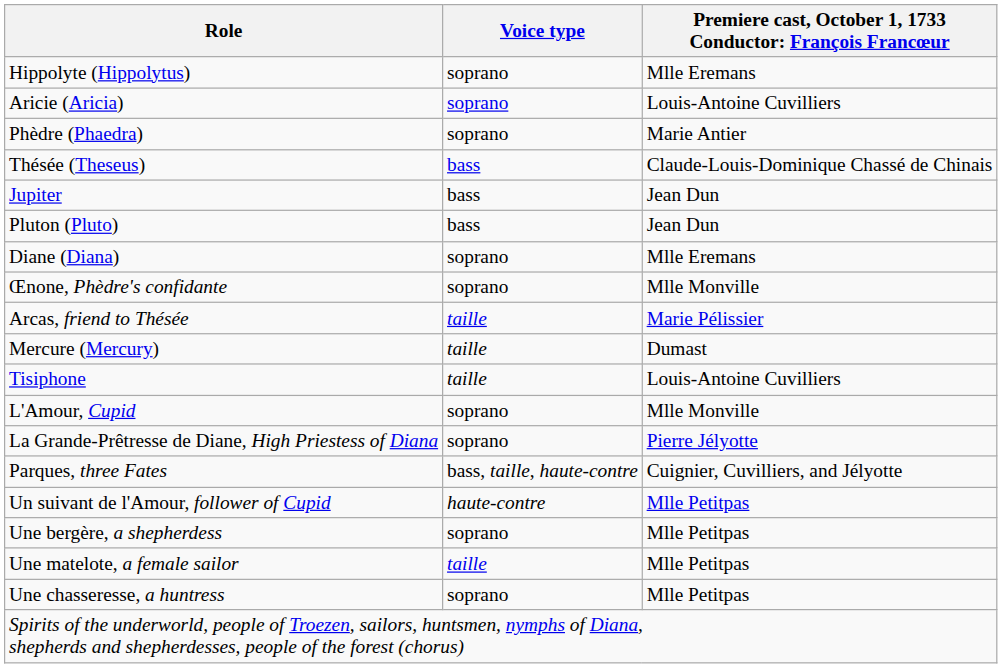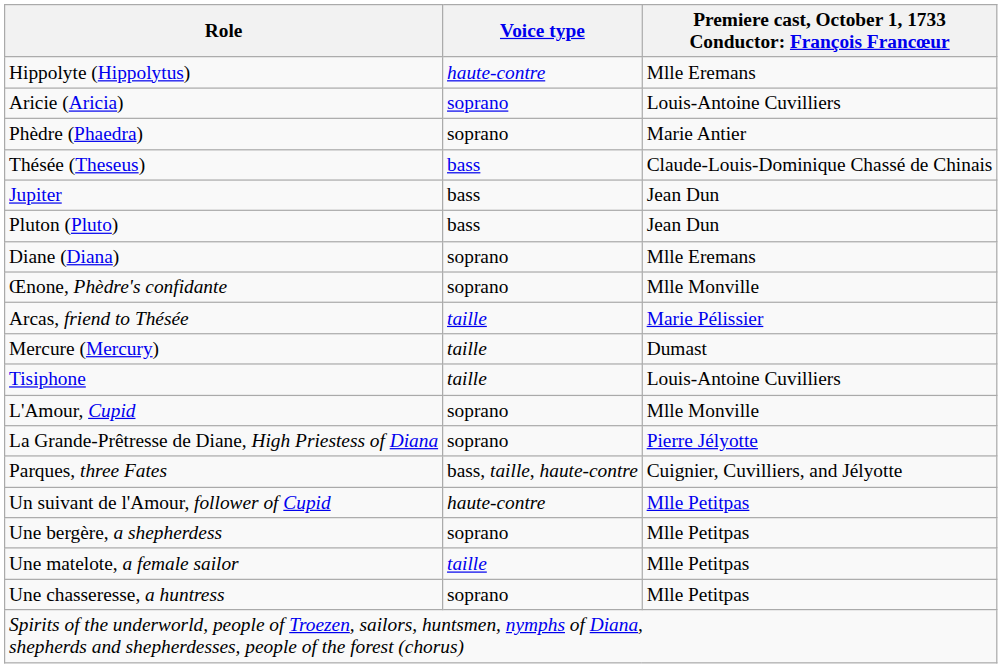(478, 72) soprano -> (496, 72) haute-contre
